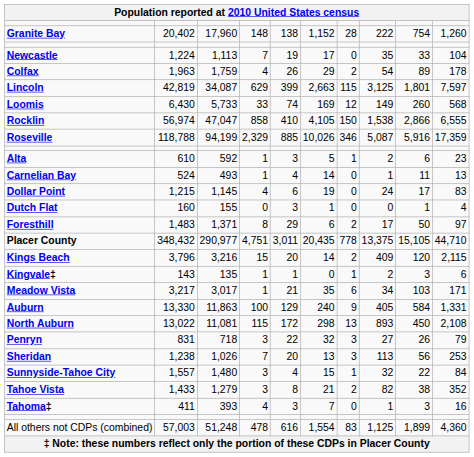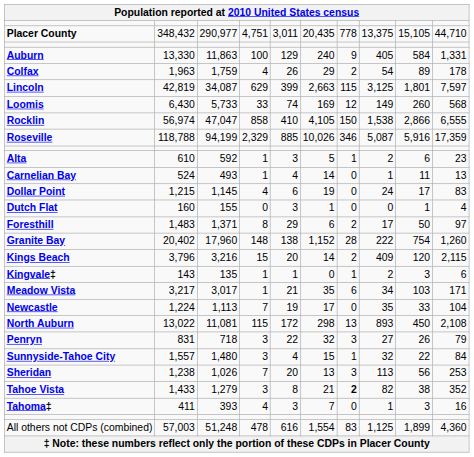rows swapped: (42, 241) <-> (36, 34)
rows swapped: (25, 307) <-> (32, 55)
rows swapped: (29, 357) <-> (61, 373)
(354, 389) normal -> (354, 389) bold
